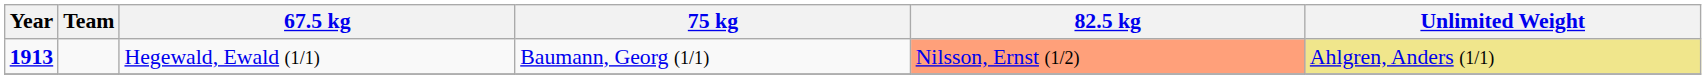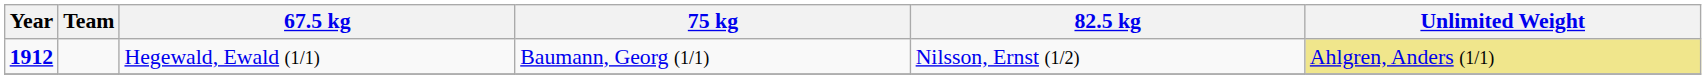(31, 56) 1913 -> (31, 56) 1912
(998, 56) lightsalmon background -> (998, 56) no background
